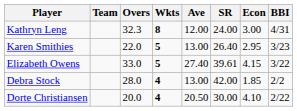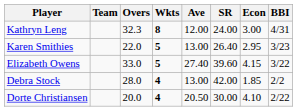(225, 64) 39.61 -> (225, 64) 39.60
